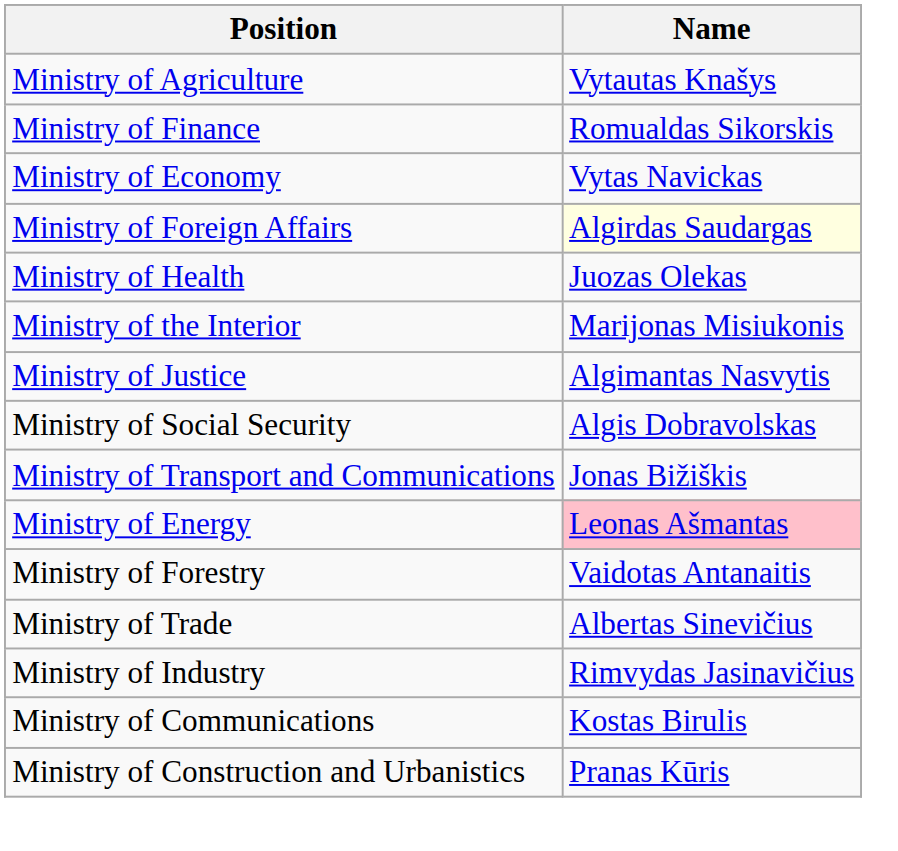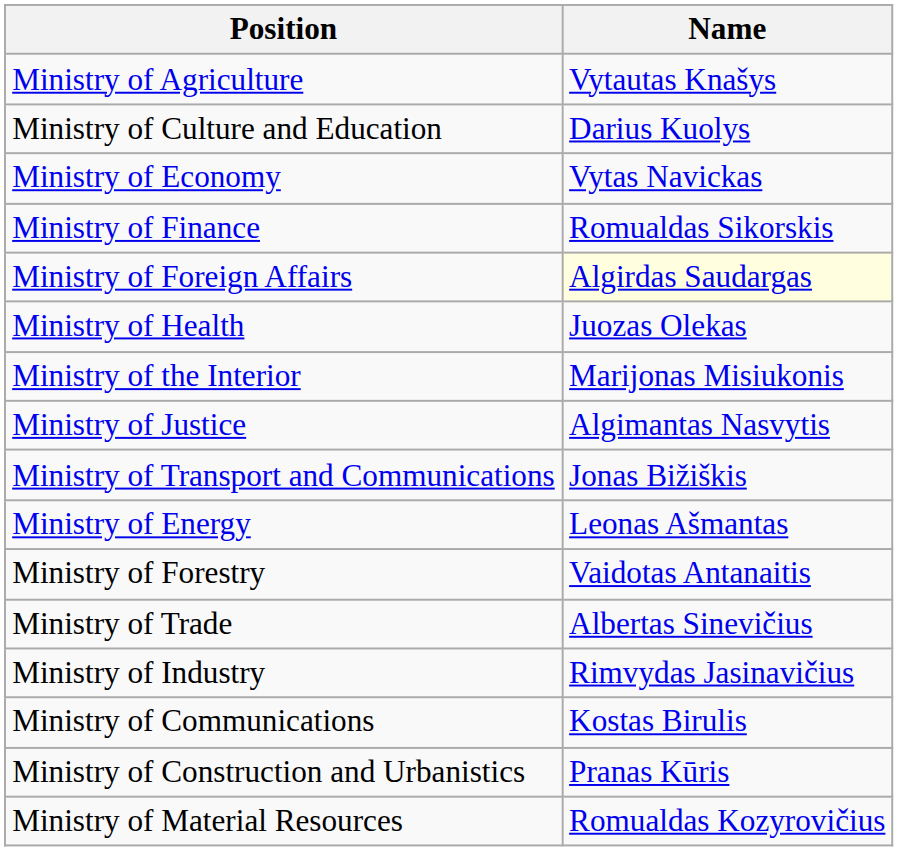+ row: (227, 128)
rows swapped: (146, 177) <-> (136, 128)
- row: (182, 425)
(679, 524) pink background -> (679, 524) no background
+ row: (208, 820)
